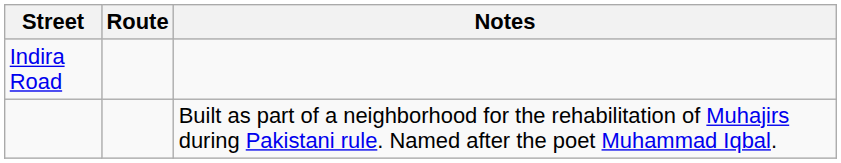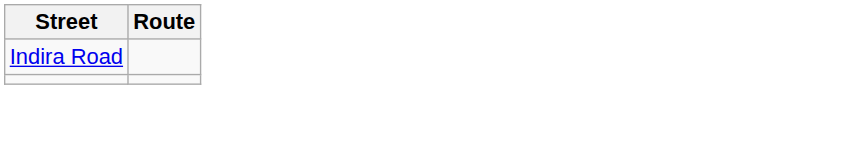- column: (505, 21)
